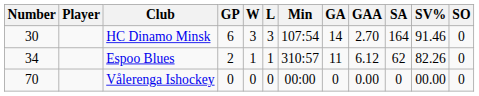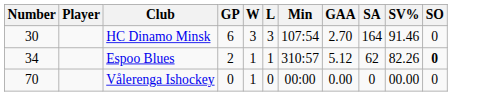- column: (335, 15)
(367, 58) 6.12 -> (340, 58) 5.12
(461, 58) normal -> (435, 58) bold
(253, 79) 0 -> (253, 79) 1
